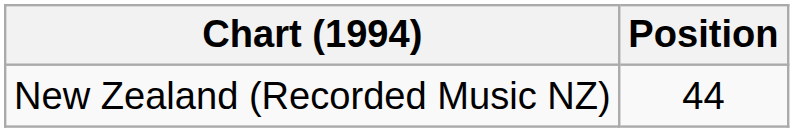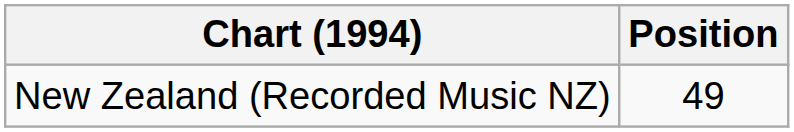(703, 95) 44 -> (703, 95) 49
